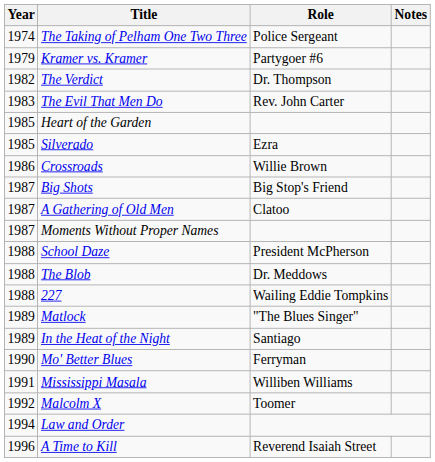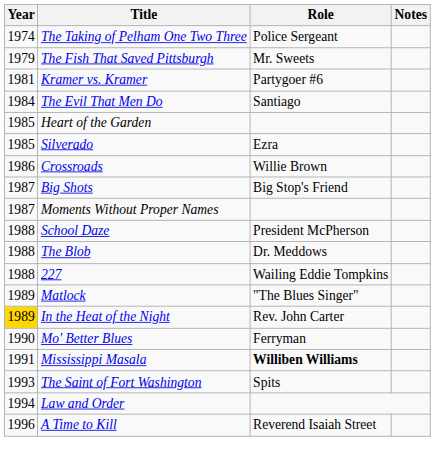+ row: (127, 58)
(21, 58) 1979 -> (21, 79) 1981
- row: (72, 79)
(21, 101) 1983 -> (21, 101) 1984
(299, 101) Rev. John Carter -> (277, 101) Santiago
- row: (107, 209)
(21, 338) no background -> (21, 317) gold background
(277, 338) Santiago -> (299, 317) Rev. John Carter
(303, 381) normal -> (305, 360) bold
- row: (71, 403)
+ row: (121, 381)
